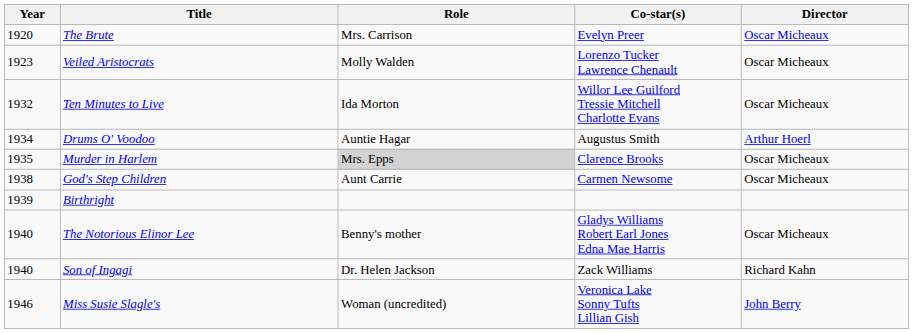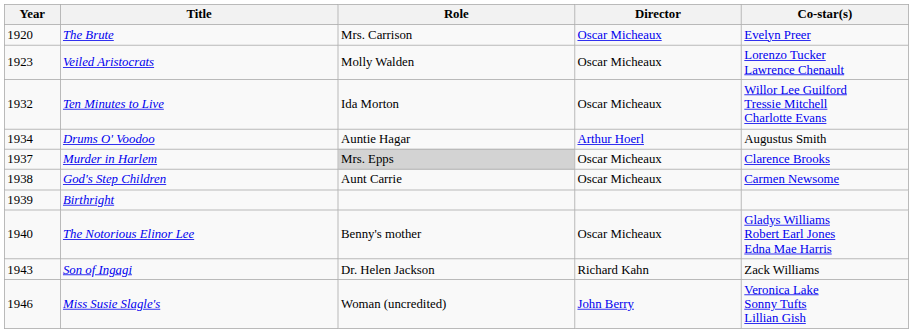columns swapped: (825, 14) <-> (658, 14)
(20, 159) 1935 -> (20, 159) 1937
(20, 269) 1940 -> (20, 269) 1943
